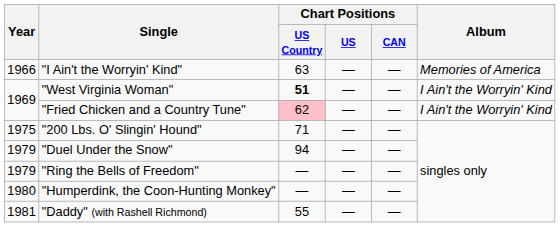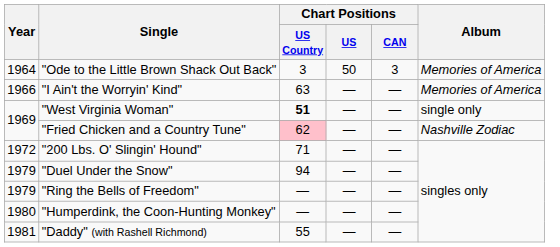+ row: (159, 69)
(486, 89) I Ain't the Worryin' Kind -> (451, 110) single only
(486, 110) I Ain't the Worryin' Kind -> (468, 130) Nashville Zodiac
(22, 130) 1975 -> (22, 150) 1972
